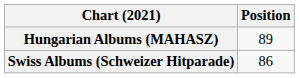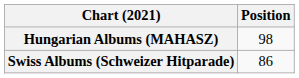(266, 38) 89 -> (266, 38) 98
